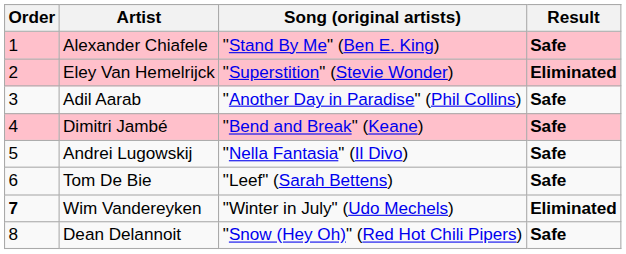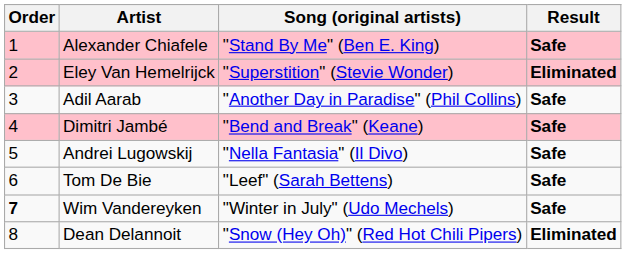(573, 208) Eliminated -> (548, 208) Safe
(548, 235) Safe -> (573, 235) Eliminated
